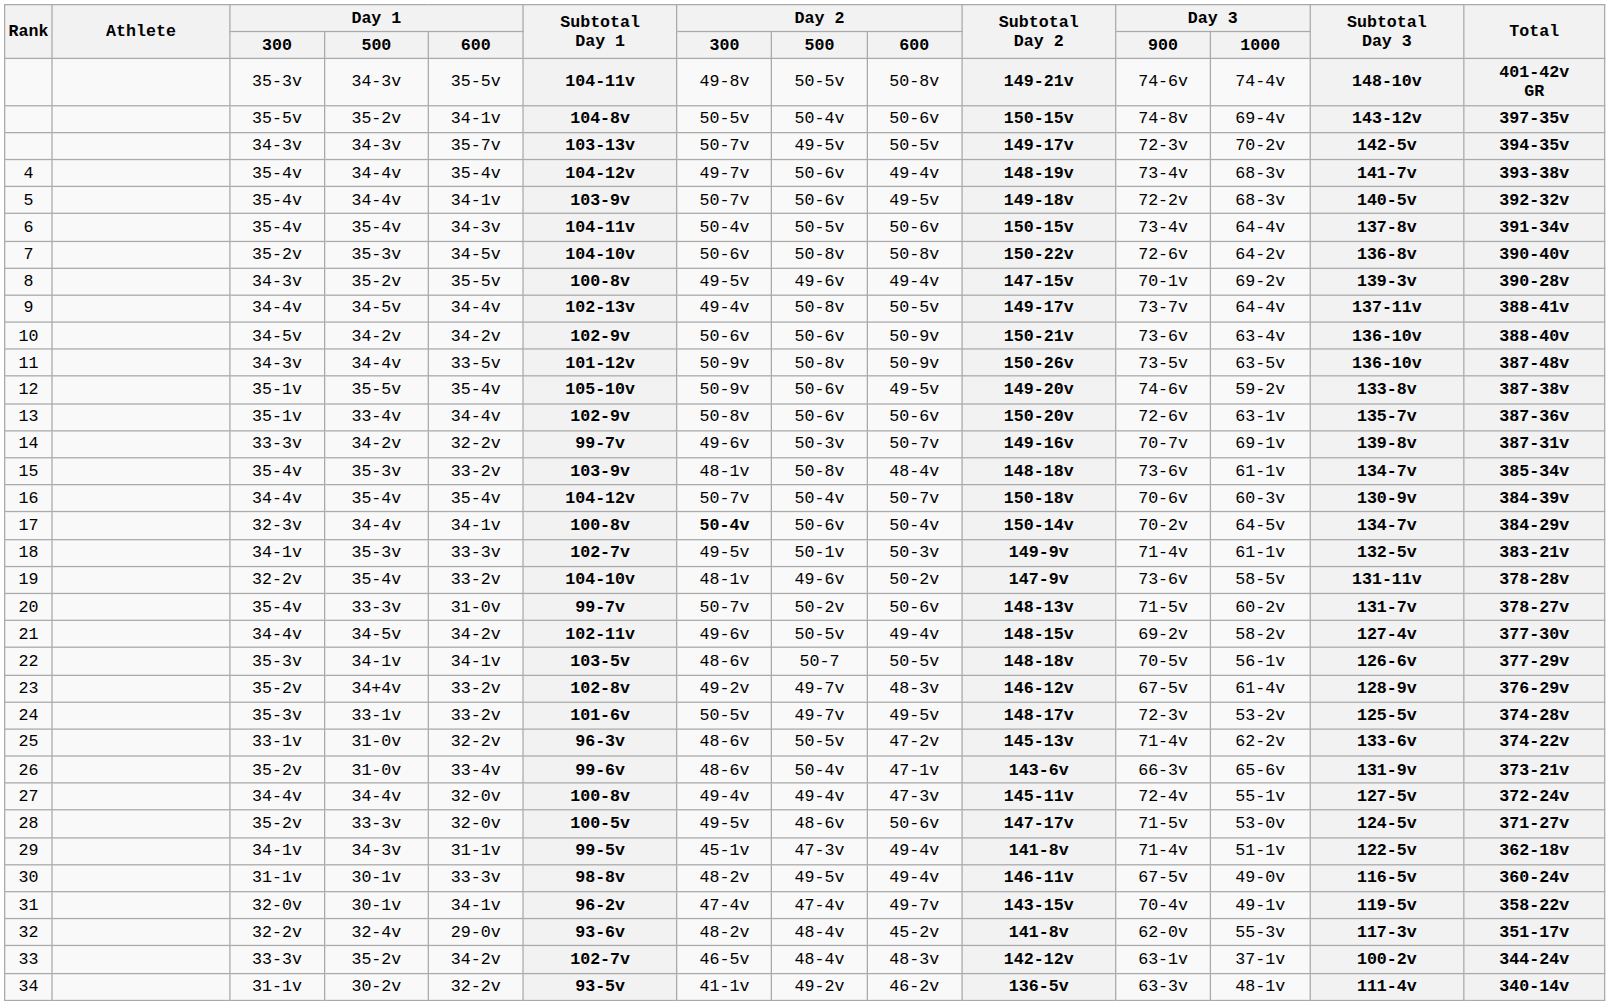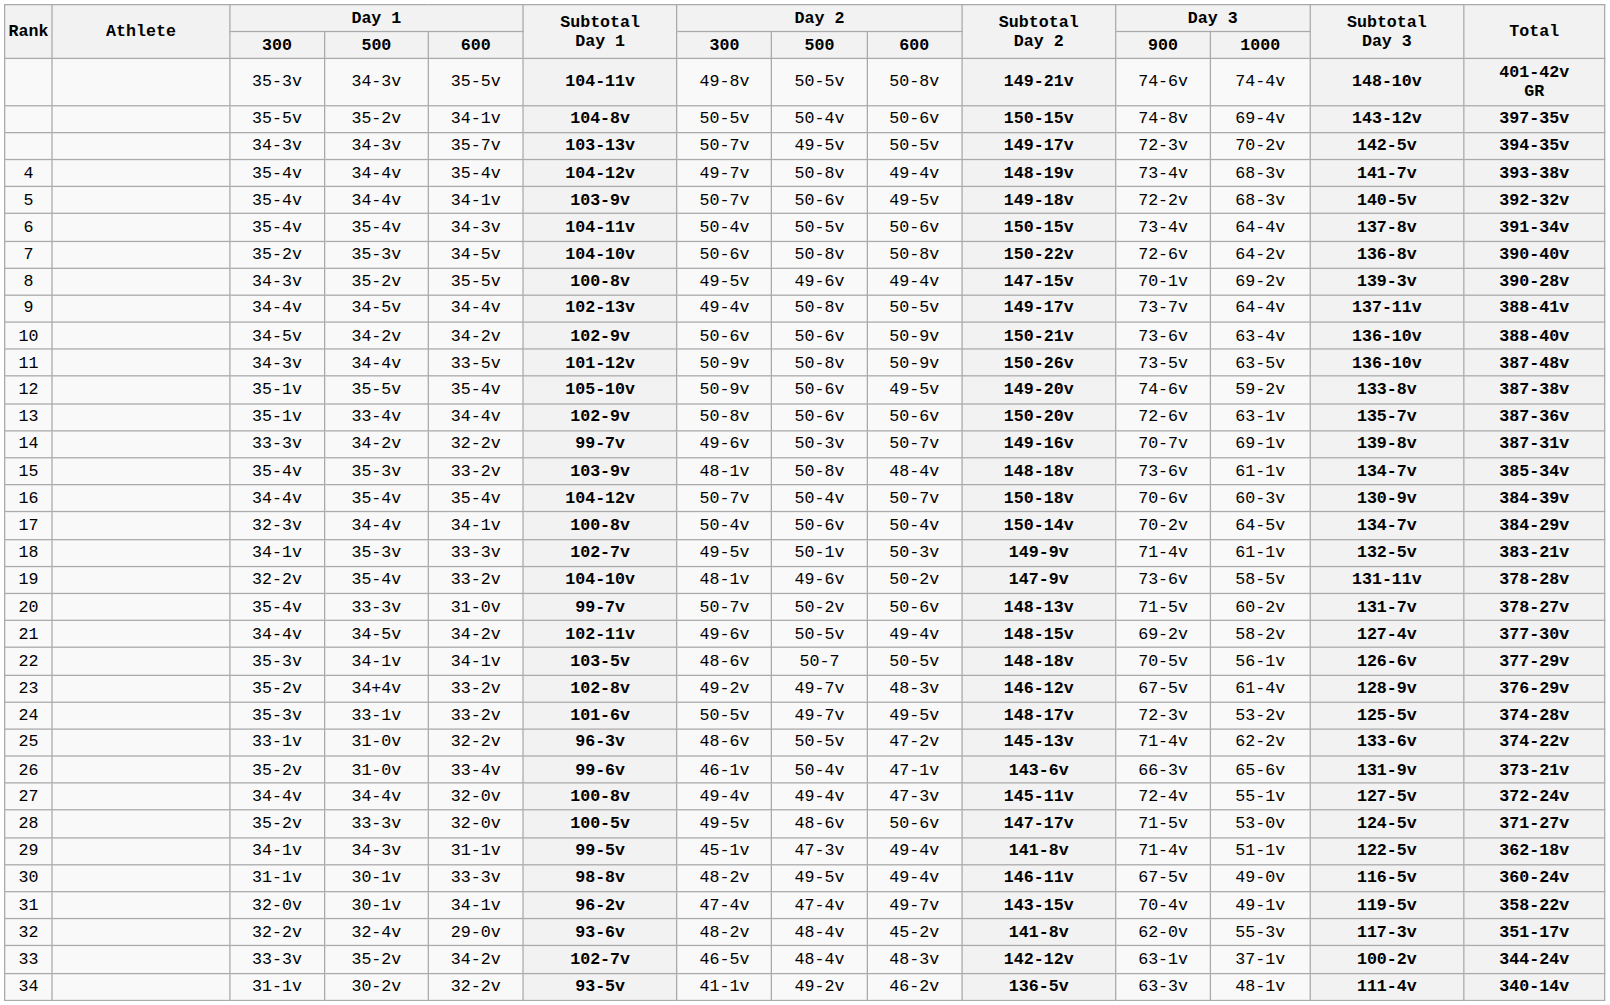(819, 173) 50-6v -> (819, 173) 50-8v
(725, 526) bold -> (725, 526) normal
(725, 770) 48-6v -> (725, 770) 46-1v
